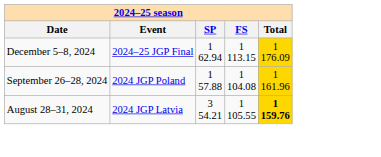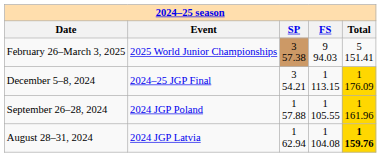+ row: (66, 52)
(210, 52) 1 62.94 -> (294, 80) 3 54.21
(241, 80) 1 104.08 -> (325, 109) 1 105.55
(210, 109) 3 54.21 -> (294, 138) 1 62.94
(241, 109) 1 105.55 -> (325, 138) 1 104.08
